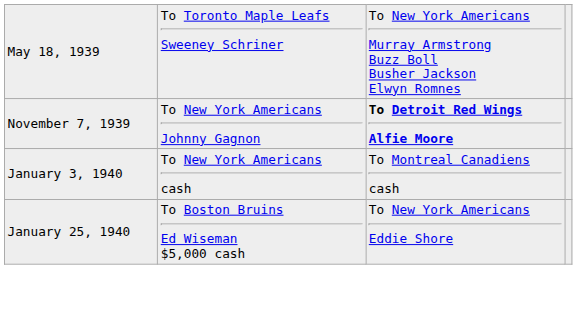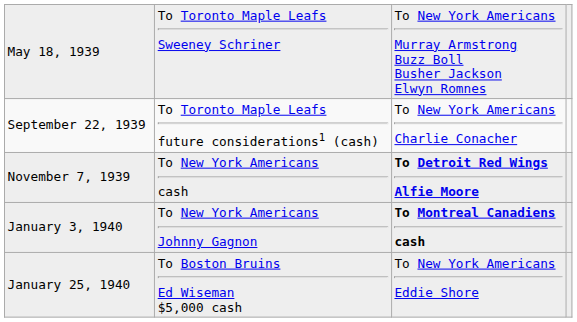+ row: (77, 125)
(262, 124) To New York Americans Johnny Gagnon -> (273, 177) To New York Americans cash
(262, 174) To New York Americans cash -> (273, 227) To New York Americans Johnny Gagnon
(465, 174) normal -> (478, 227) bold
